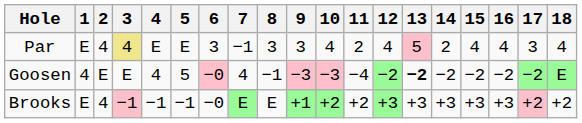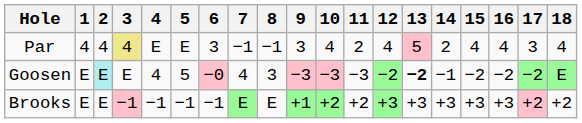(84, 47) E -> (84, 47) 4
(272, 47) 3 -> (272, 47) −1
(84, 75) 4 -> (84, 75) E
(103, 75) no background -> (103, 75) paleturquoise background
(272, 75) −1 -> (272, 75) 3
(359, 75) −4 -> (359, 75) −3
(446, 75) −2 -> (446, 75) −1
(103, 103) 4 -> (103, 103) E
(214, 103) −0 -> (214, 103) −1
